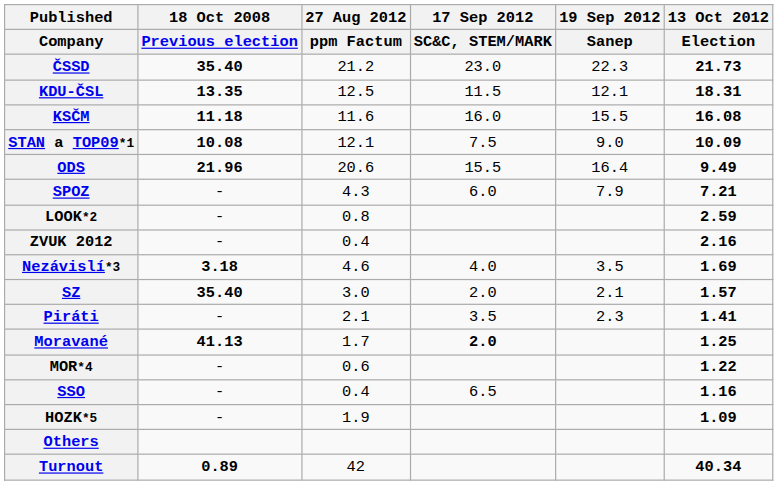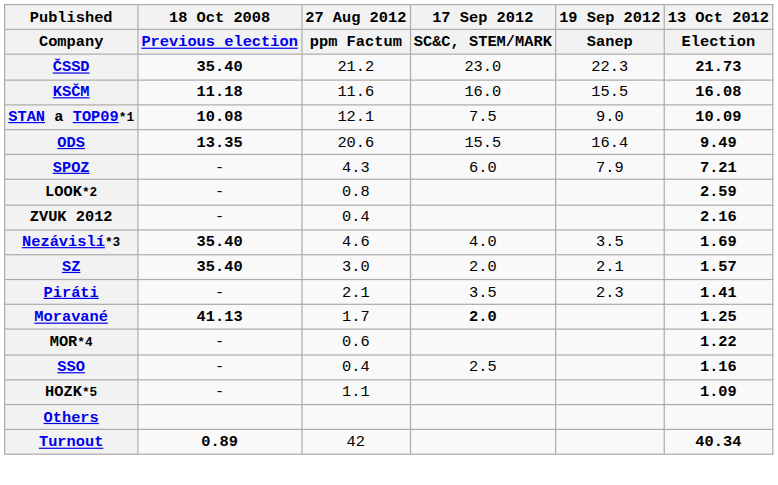- row: (71, 92)
(220, 167) 21.96 -> (220, 142) 13.35
(220, 267) 3.18 -> (220, 242) 35.40
(483, 392) 6.5 -> (483, 367) 2.5
(356, 417) 1.9 -> (356, 392) 1.1
